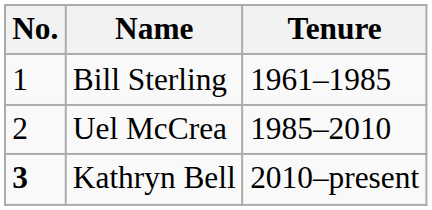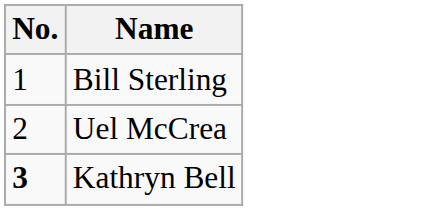- column: (335, 29)
